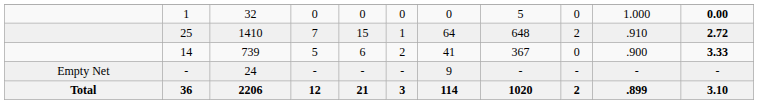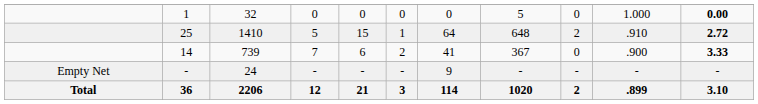(315, 33) 7 -> (315, 33) 5
(315, 52) 5 -> (315, 52) 7
